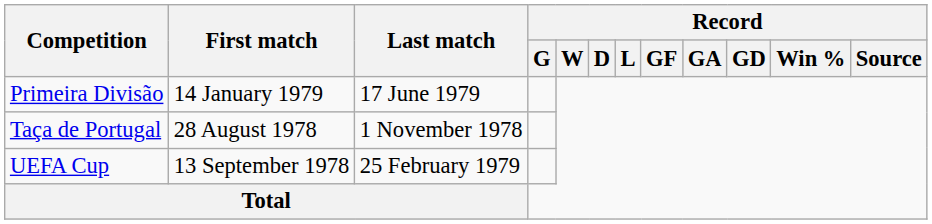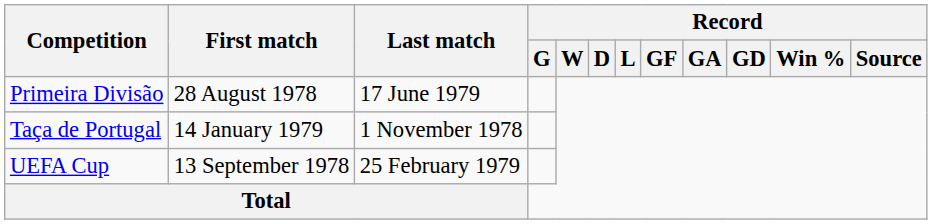(248, 93) 14 January 1979 -> (245, 93) 28 August 1978
(245, 129) 28 August 1978 -> (248, 129) 14 January 1979
